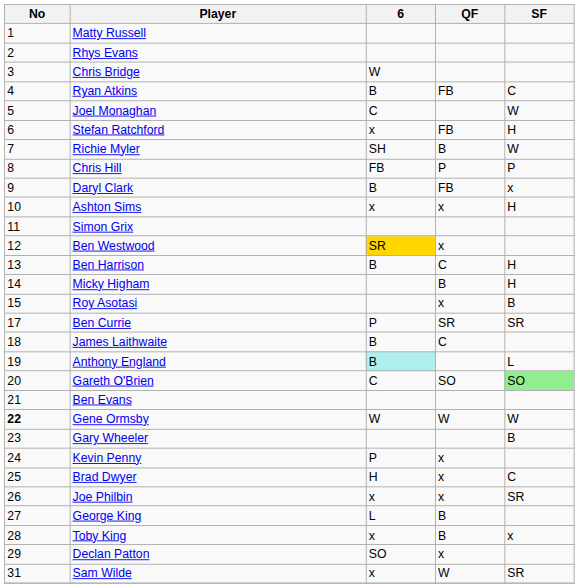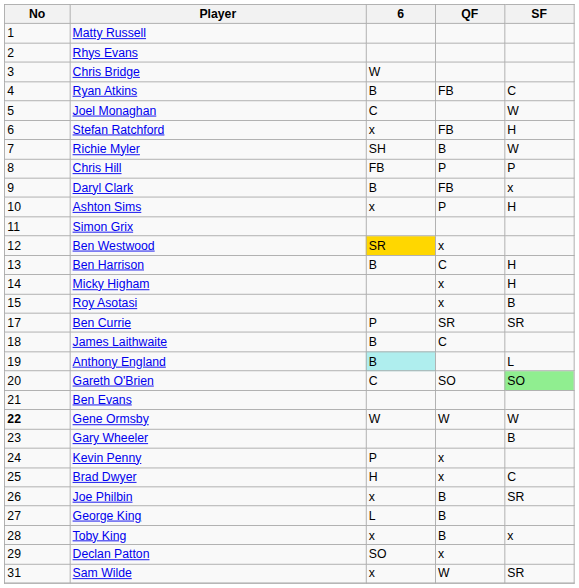(441, 207) x -> (442, 207) P
(442, 284) B -> (441, 284) x
(441, 496) x -> (442, 496) B
